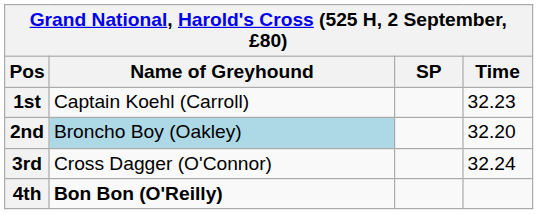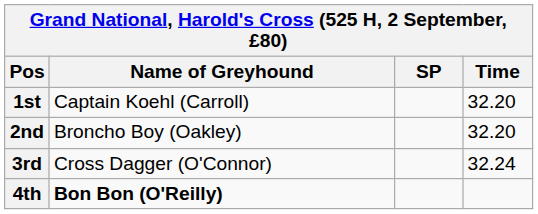(492, 102) 32.23 -> (492, 102) 32.20
(148, 132) lightblue background -> (148, 132) no background
